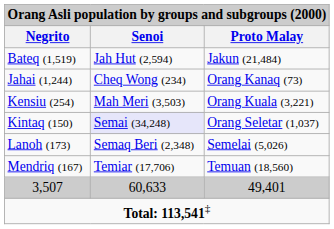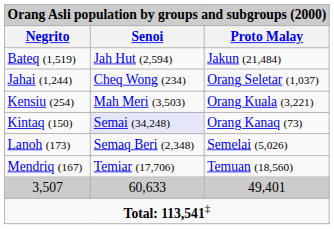(255, 79) Orang Kanaq (73) -> (263, 79) Orang Seletar (1,037)
(263, 123) Orang Seletar (1,037) -> (255, 123) Orang Kanaq (73)
